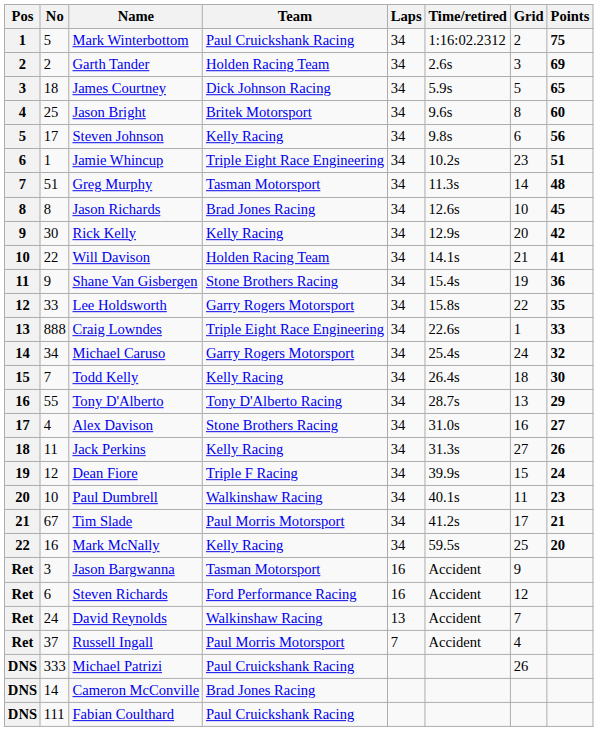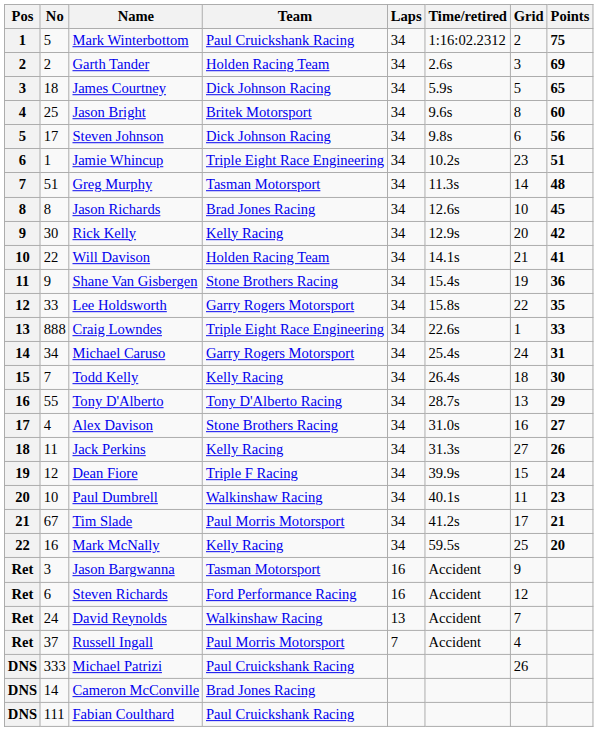(245, 137) Kelly Racing -> (268, 137) Dick Johnson Racing
(558, 353) 32 -> (558, 353) 31
